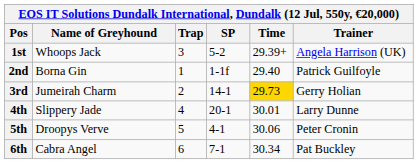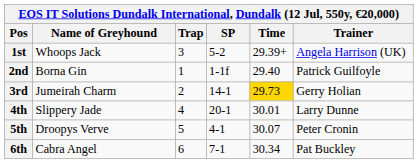(266, 129) 30.06 -> (266, 129) 30.07
